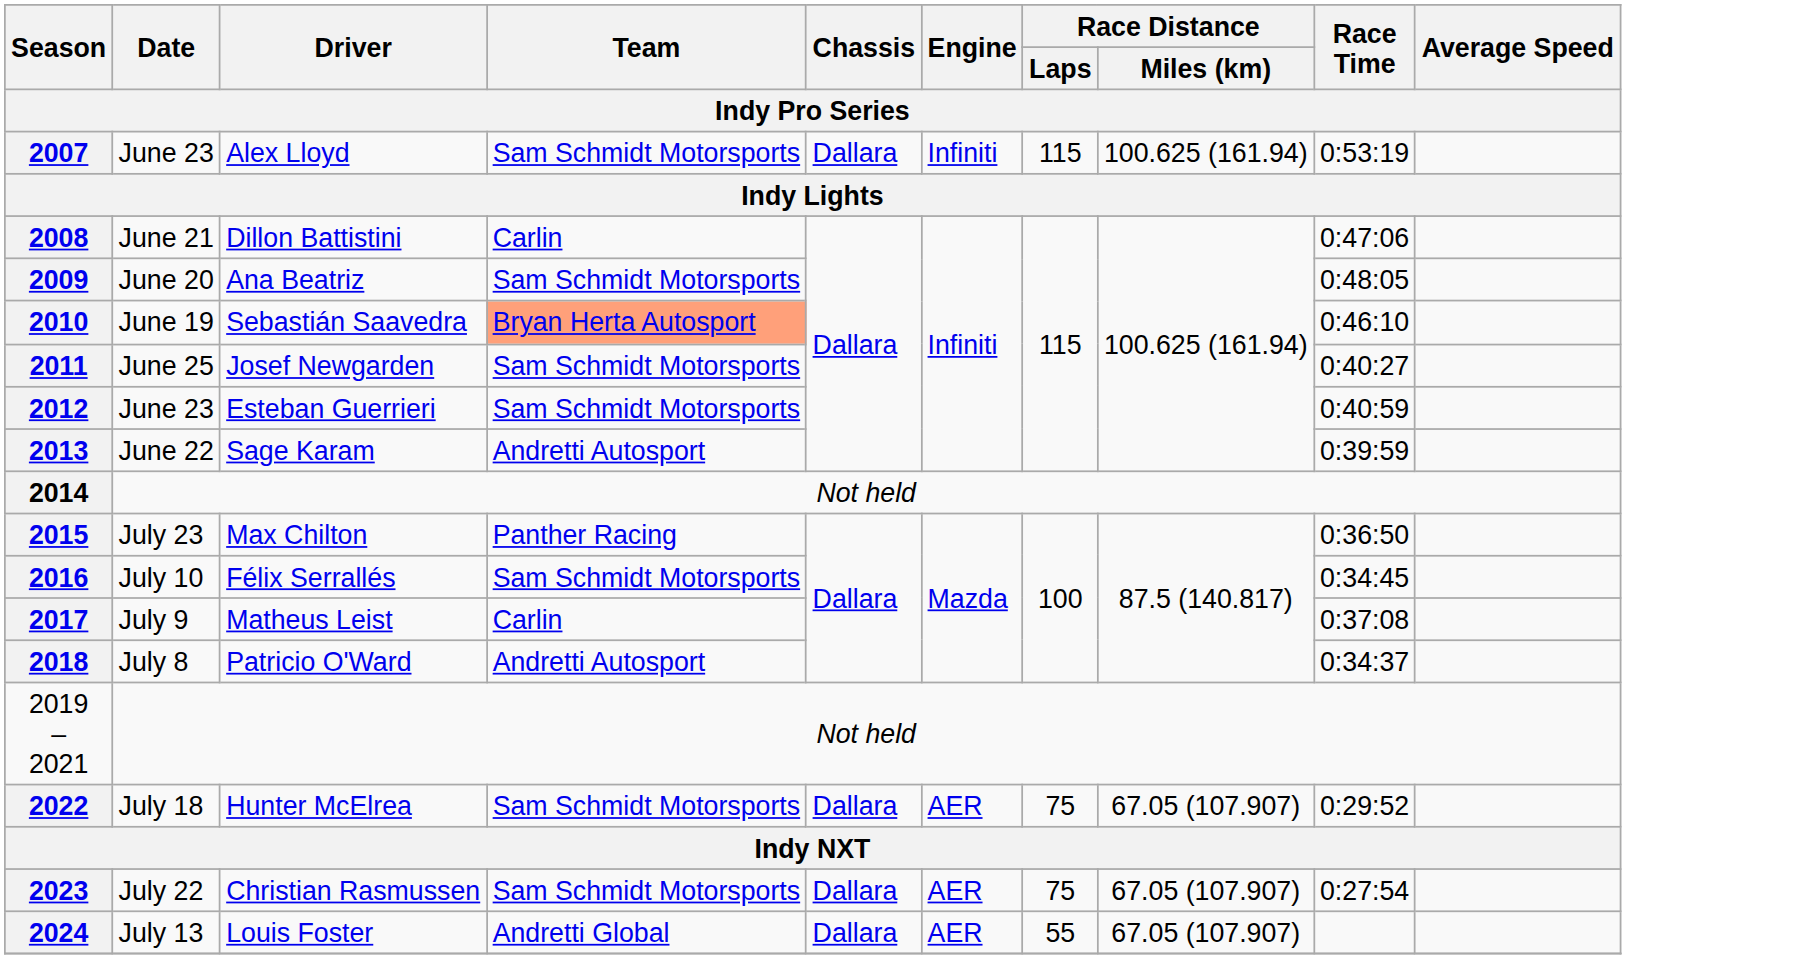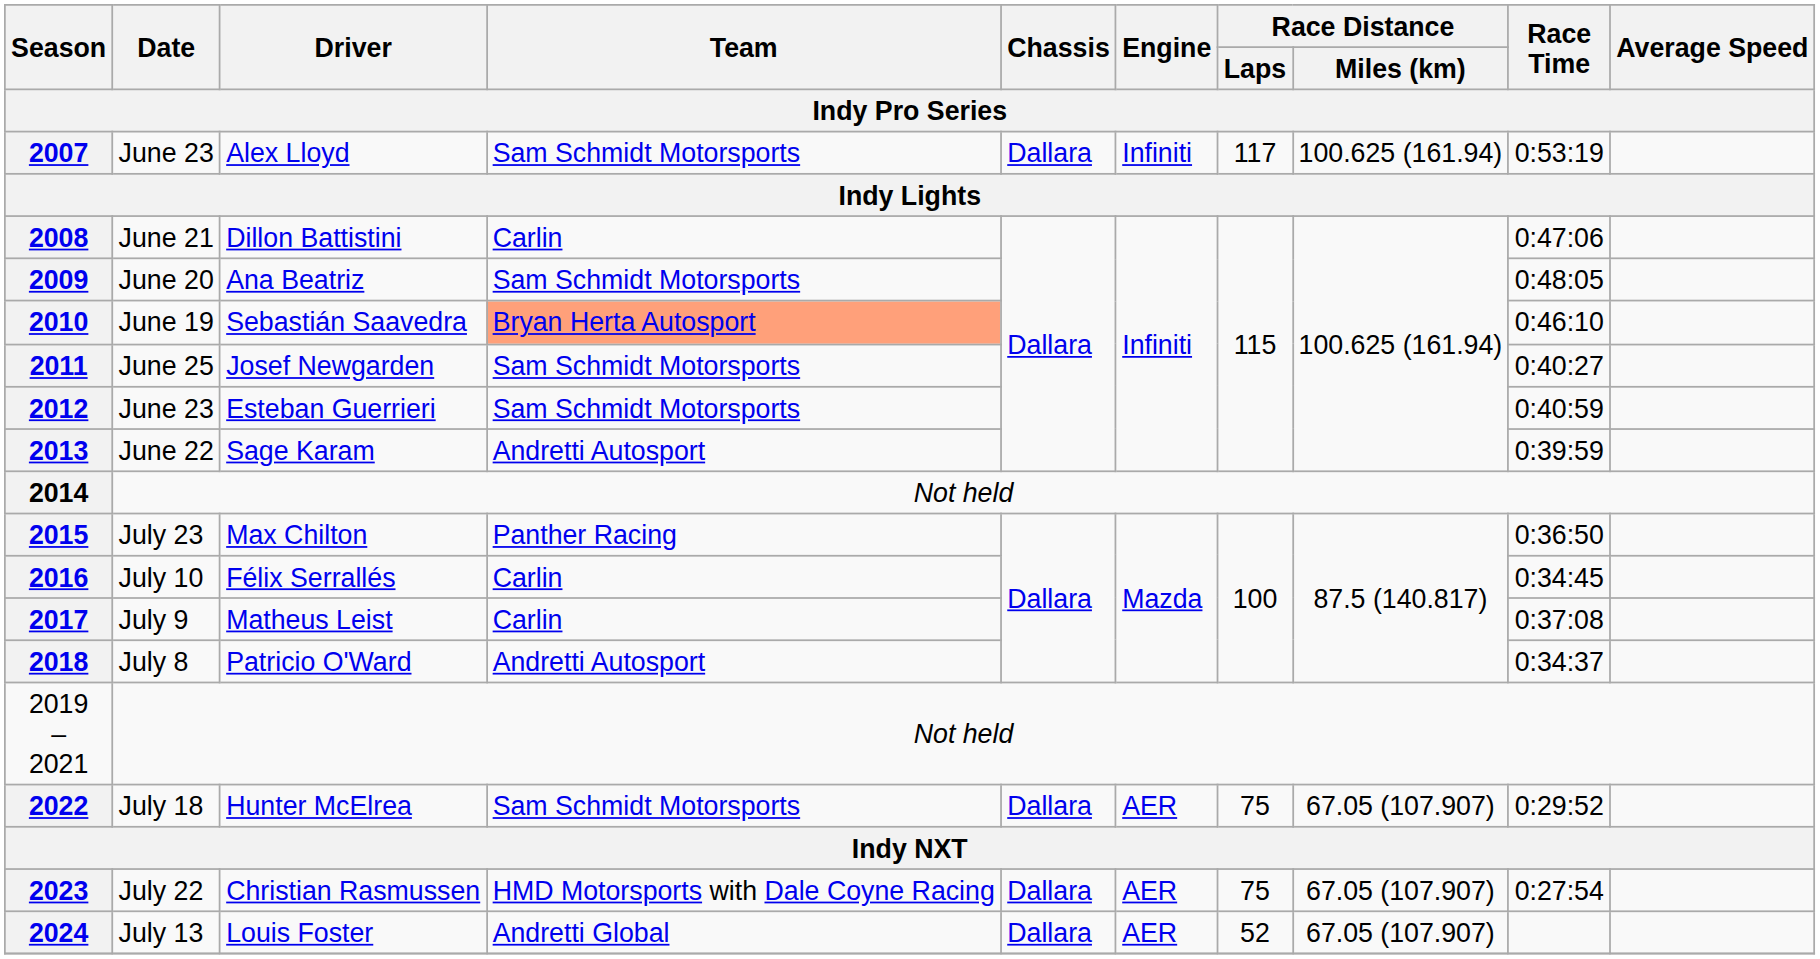(1060, 153) 115 -> (1255, 153) 117
(646, 577) Sam Schmidt Motorsports -> (528, 577) Carlin
(646, 891) Sam Schmidt Motorsports -> (744, 891) HMD Motorsports with Dale Coyne Racing
(1060, 933) 55 -> (1255, 933) 52
